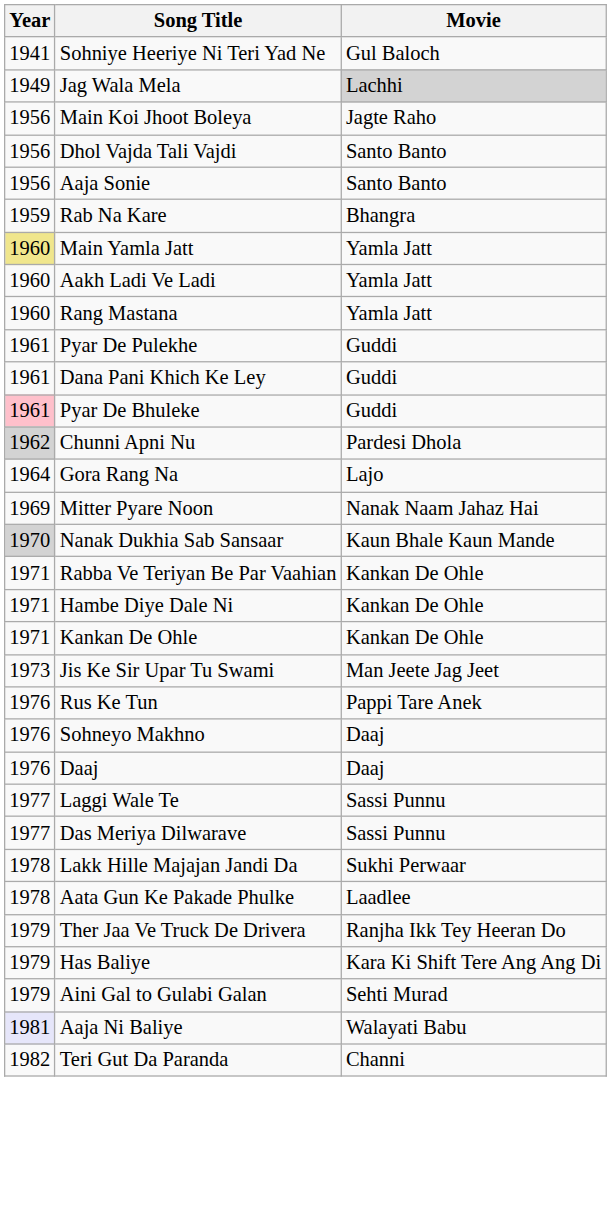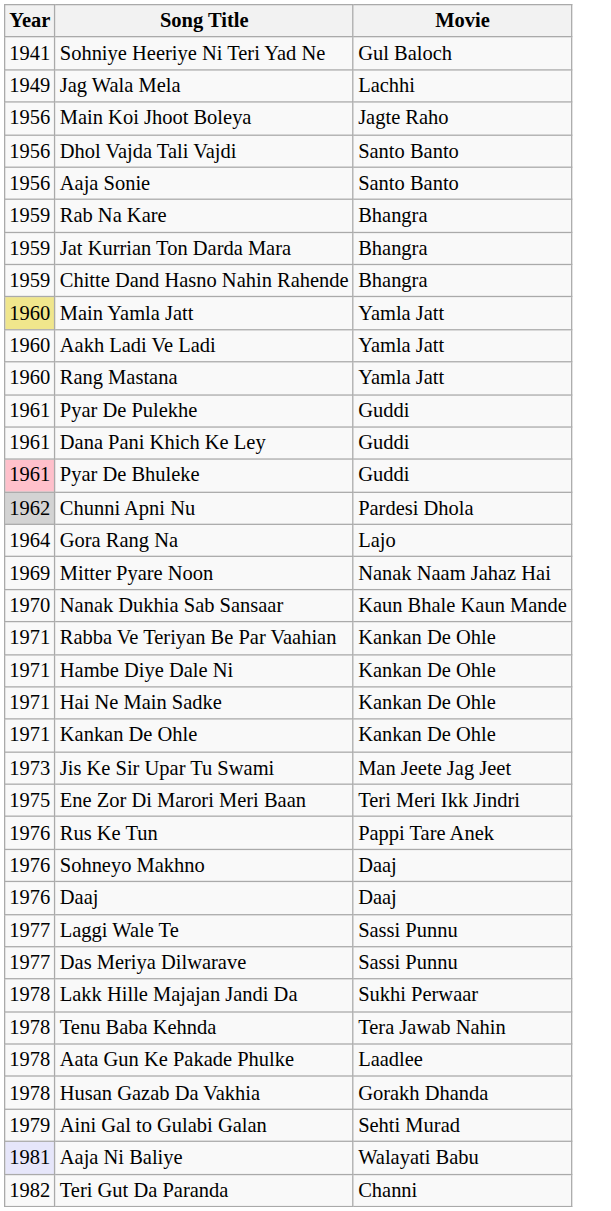(374, 85) lightgrey background -> (387, 85) no background
+ row: (175, 248)
+ row: (204, 280)
(30, 540) lightgrey background -> (30, 605) no background
+ row: (141, 702)
+ row: (183, 800)
+ row: (138, 1027)
+ row: (160, 1092)
- row: (183, 930)
- row: (105, 962)
